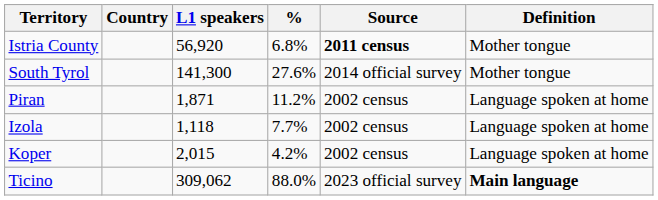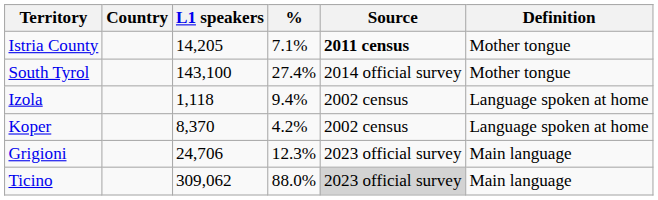(200, 45) 56,920 -> (200, 45) 14,205
(290, 45) 6.8% -> (290, 45) 7.1%
(204, 72) 141,300 -> (204, 72) 143,100
(294, 72) 27.6% -> (294, 72) 27.4%
- row: (27, 99)
(290, 126) 7.7% -> (290, 99) 9.4%
(195, 153) 2,015 -> (195, 126) 8,370
+ row: (37, 153)
(393, 180) no background -> (393, 180) lightgrey background
(524, 180) bold -> (521, 180) normal
